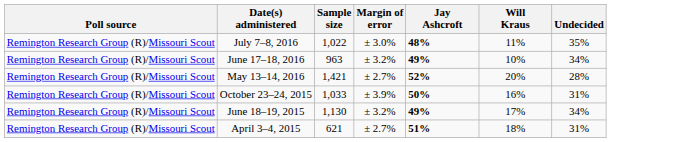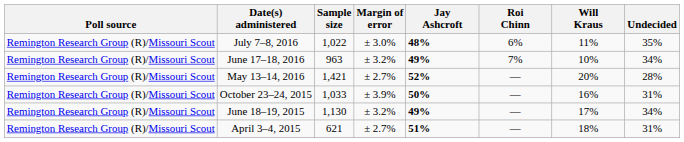+ column: (515, 19)
